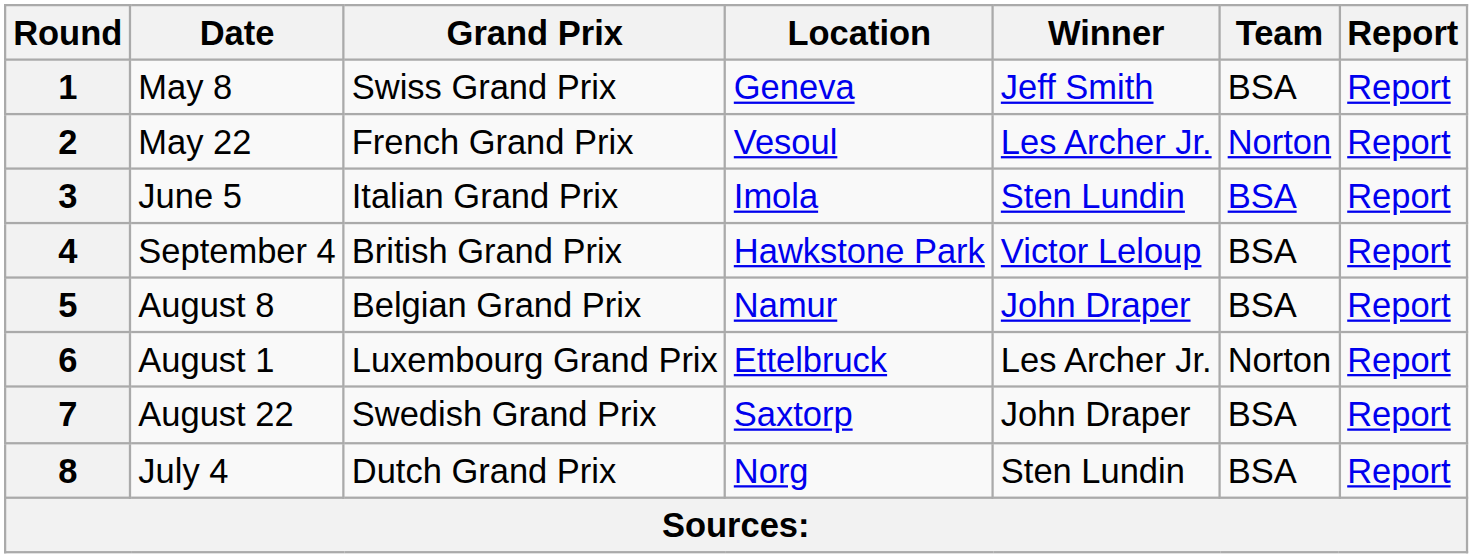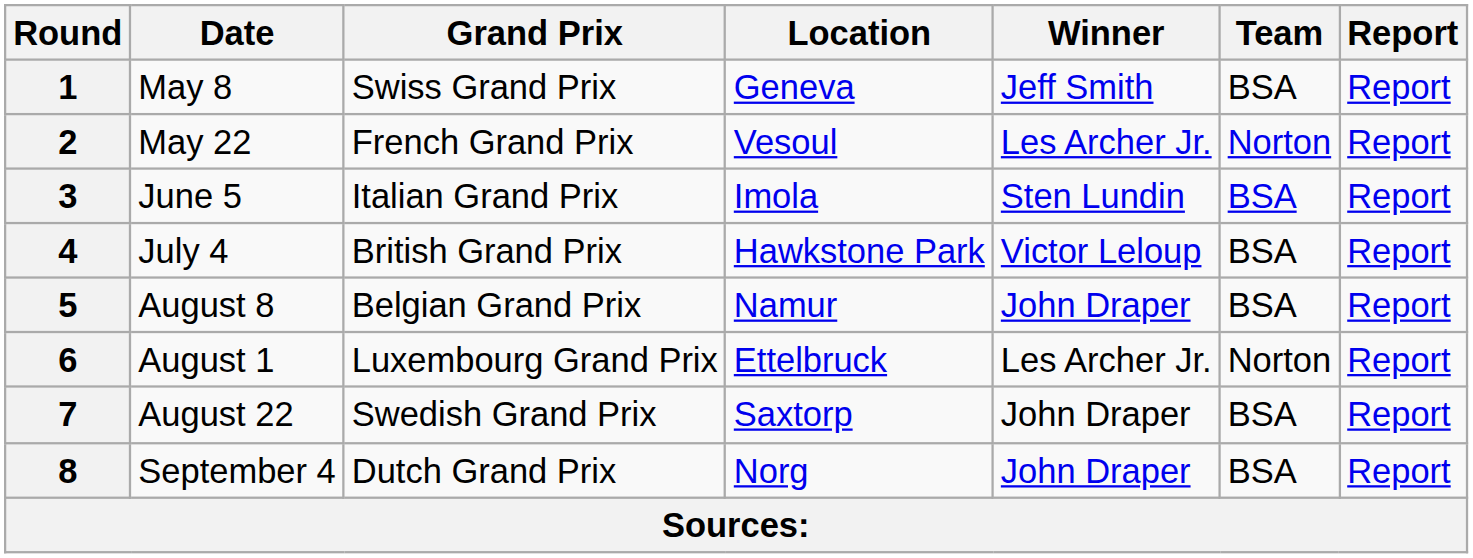(237, 251) September 4 -> (183, 251) July 4
(183, 470) July 4 -> (237, 470) September 4
(1093, 470) Sten Lundin -> (1096, 470) John Draper
